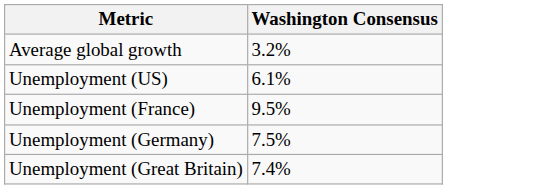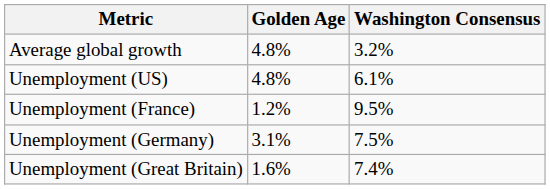+ column: (298, 19)
